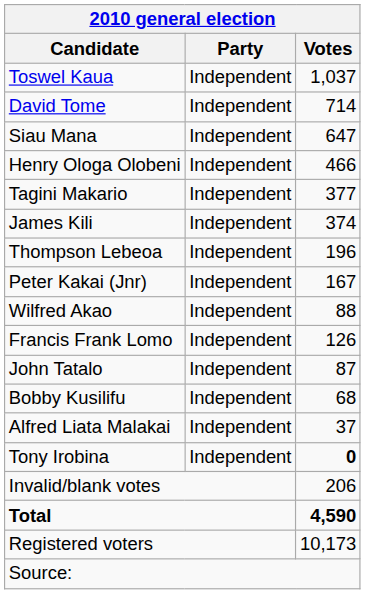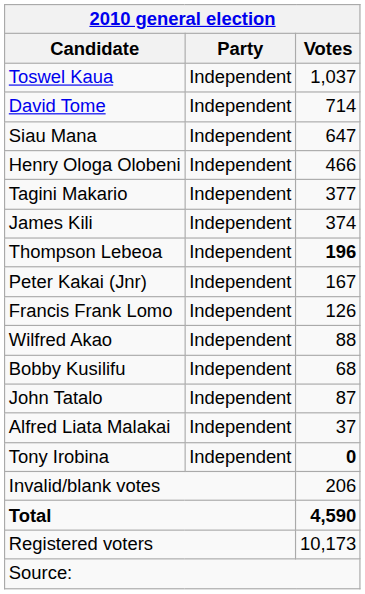(341, 252) normal -> (341, 252) bold
rows swapped: (91, 340) <-> (60, 310)
rows swapped: (56, 369) <-> (67, 398)
